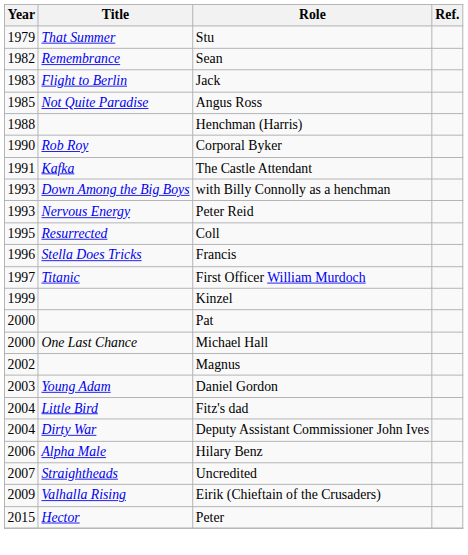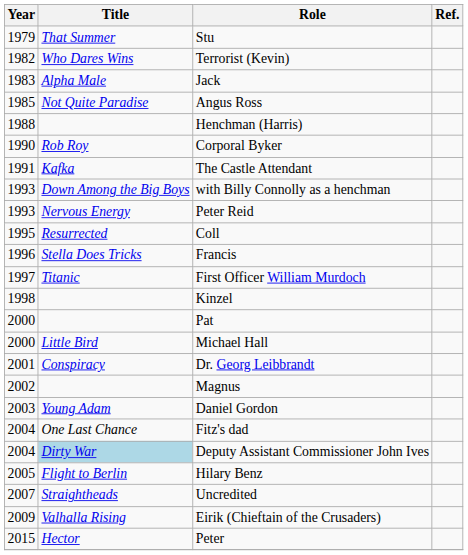- row: (209, 59)
+ row: (243, 59)
(84, 80) Flight to Berlin -> (74, 80) Alpha Male
(21, 299) 1999 -> (21, 299) 1998
(89, 342) One Last Chance -> (70, 342) Little Bird
+ row: (255, 364)
(70, 408) Little Bird -> (89, 430) One Last Chance
(69, 430) no background -> (69, 451) lightblue background
(21, 451) 2006 -> (21, 473) 2005
(74, 451) Alpha Male -> (84, 473) Flight to Berlin
